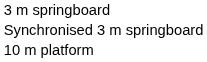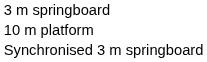rows swapped: (49, 50) <-> (104, 30)
